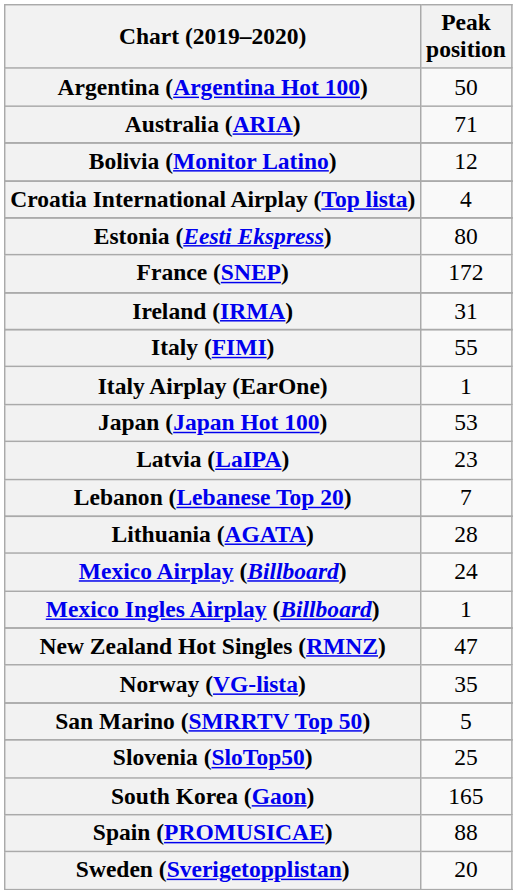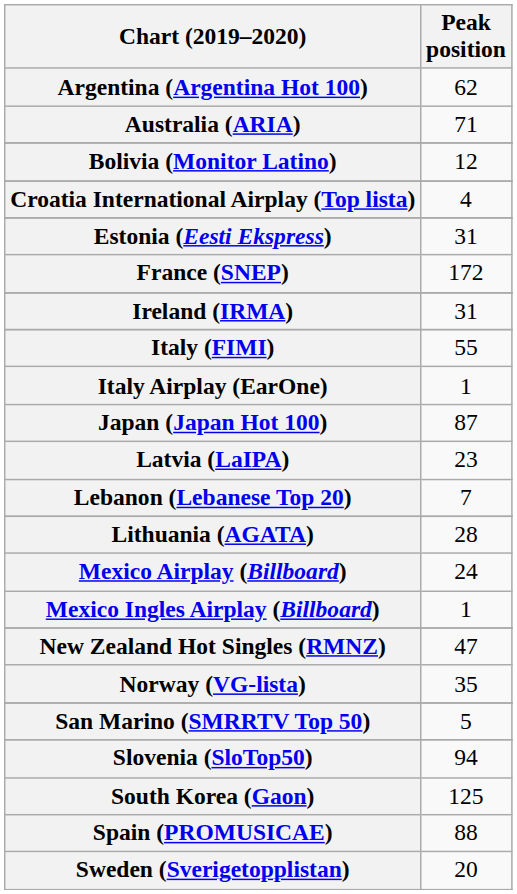(466, 86) 50 -> (466, 86) 62
(466, 236) 80 -> (466, 236) 31
(466, 422) 53 -> (466, 422) 87
(466, 758) 25 -> (466, 758) 94
(466, 795) 165 -> (466, 795) 125
